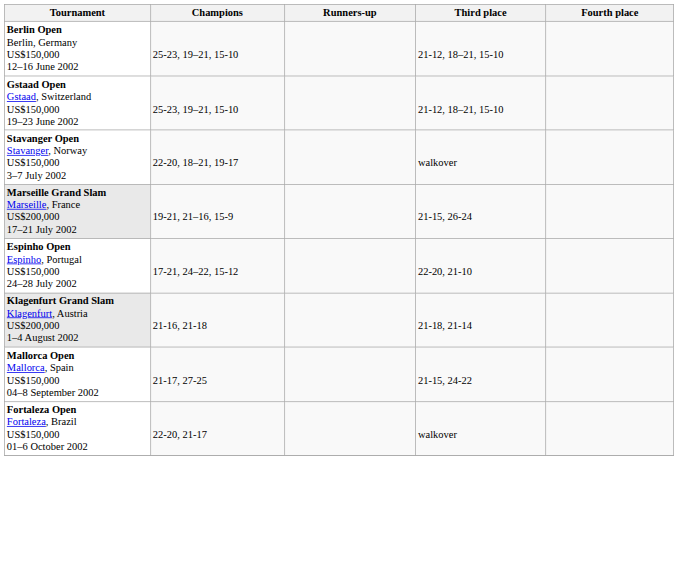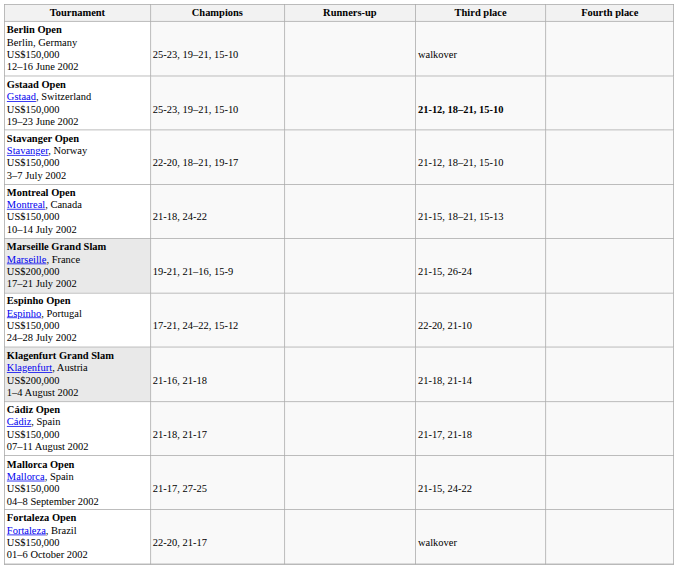(461, 54) 21-12, 18–21, 15-10 -> (437, 54) walkover
(461, 108) normal -> (461, 108) bold
(437, 163) walkover -> (461, 163) 21-12, 18–21, 15-10
+ row: (44, 211)
+ row: (48, 428)
